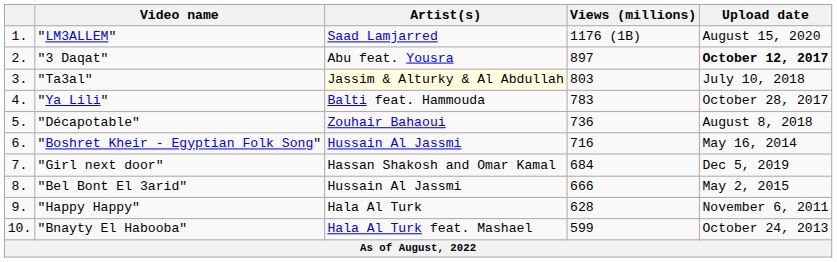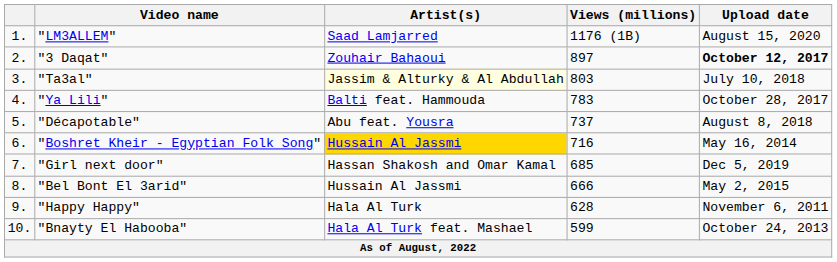(390, 58) Abu feat. Yousra -> (387, 58) Zouhair Bahaoui
(387, 122) Zouhair Bahaoui -> (390, 122) Abu feat. Yousra
(582, 122) 736 -> (582, 122) 737
(394, 144) no background -> (394, 144) gold background
(582, 165) 684 -> (582, 165) 685
